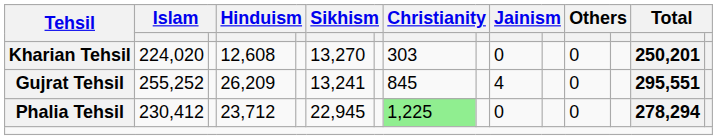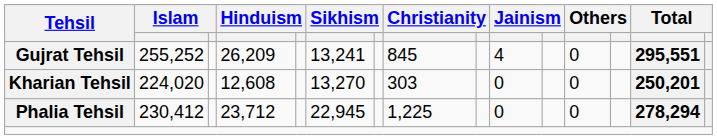rows swapped: (70, 83) <-> (70, 55)
(410, 112) lightgreen background -> (410, 112) no background
